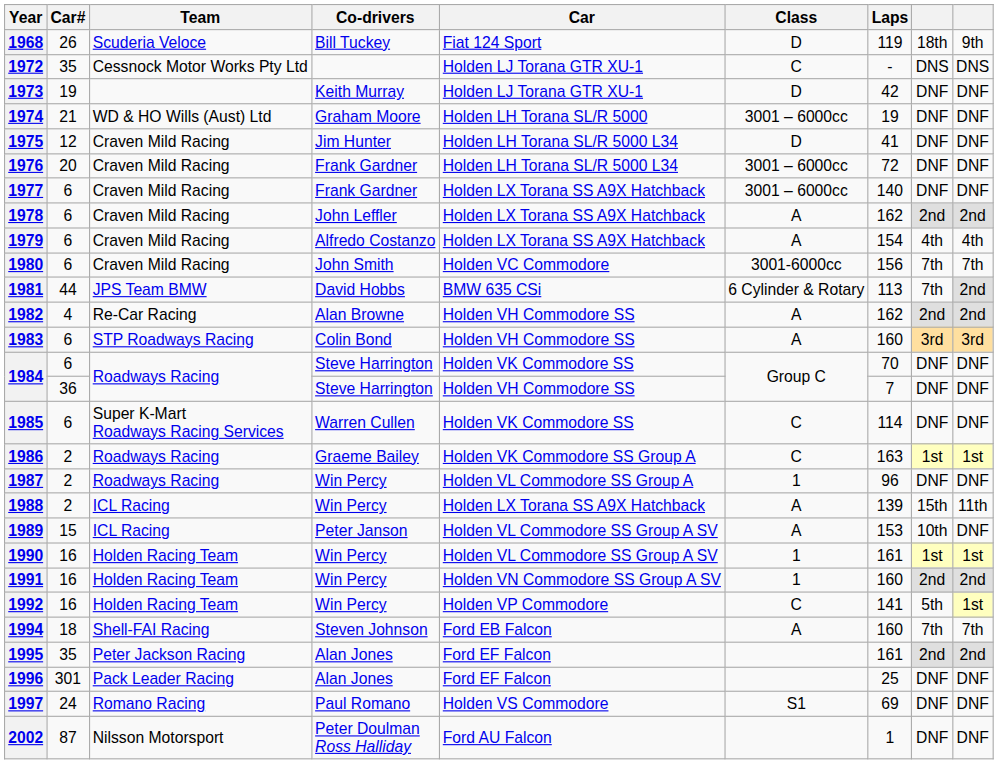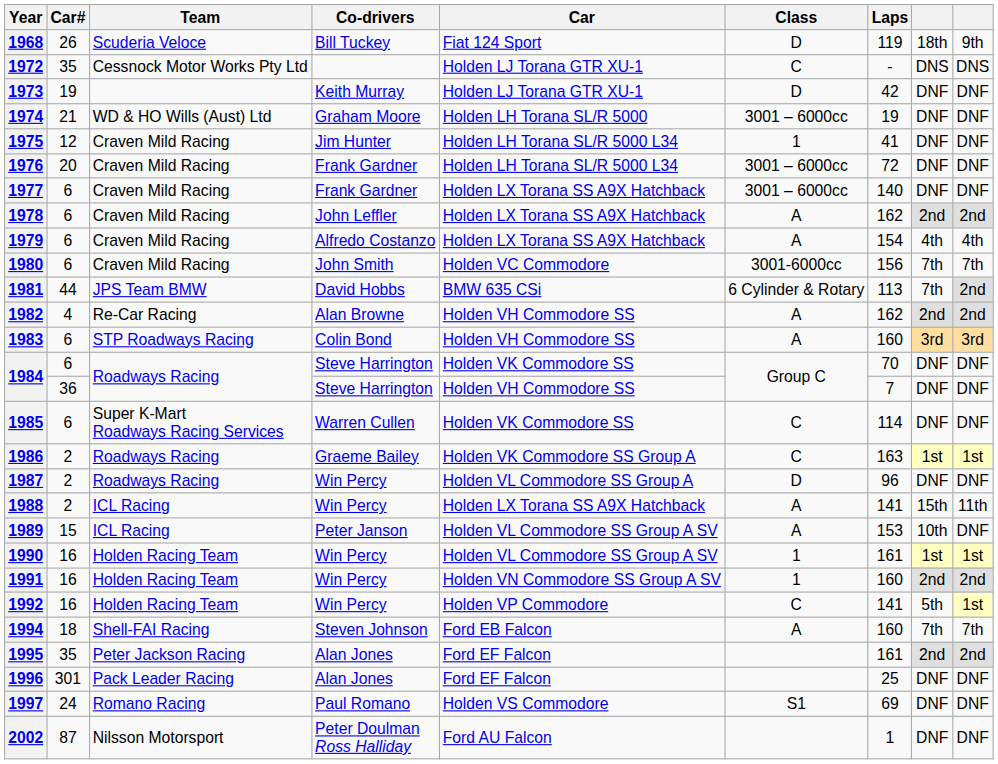(796, 141) D -> (796, 141) 1
(796, 481) 1 -> (796, 481) D
(890, 506) 139 -> (890, 506) 141
